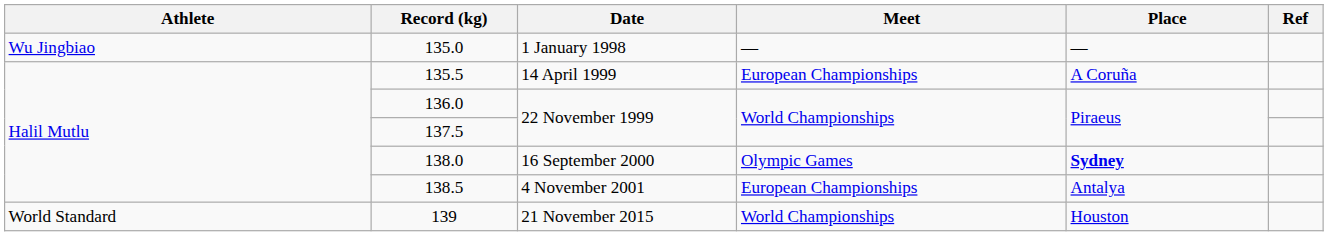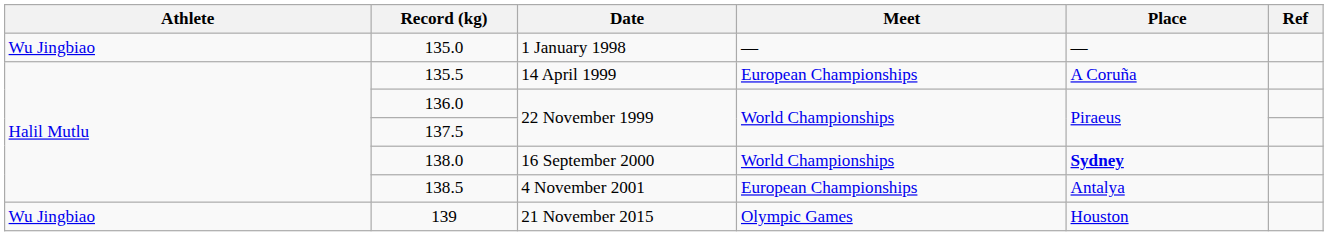(797, 160) Olympic Games -> (818, 160) World Championships
(62, 216) World Standard -> (52, 216) Wu Jingbiao
(818, 216) World Championships -> (797, 216) Olympic Games
